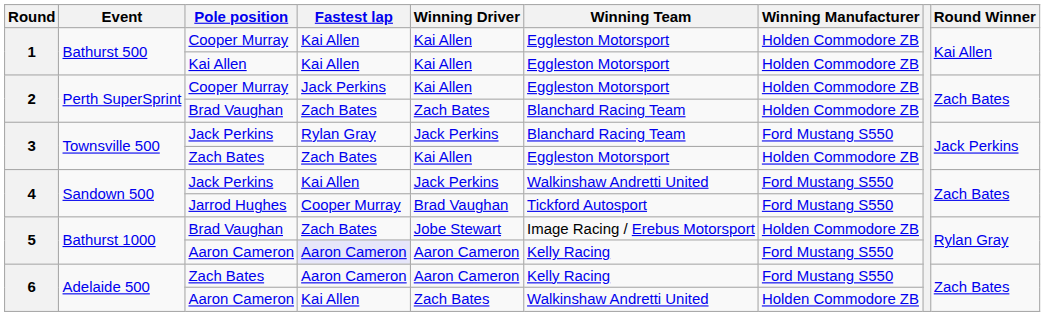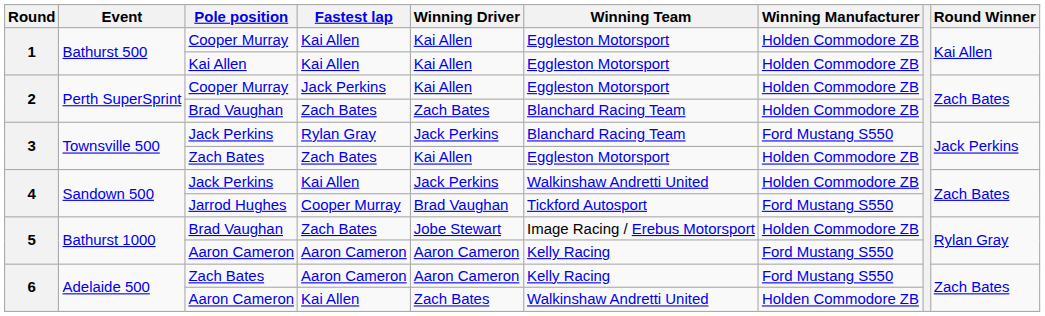(828, 181) Ford Mustang S550 -> (840, 181) Holden Commodore ZB
(354, 252) lavender background -> (354, 252) no background
